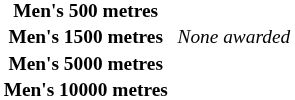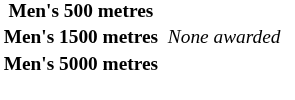- row: (86, 90)
